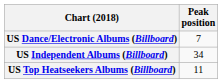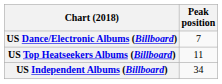rows swapped: (92, 54) <-> (92, 70)
